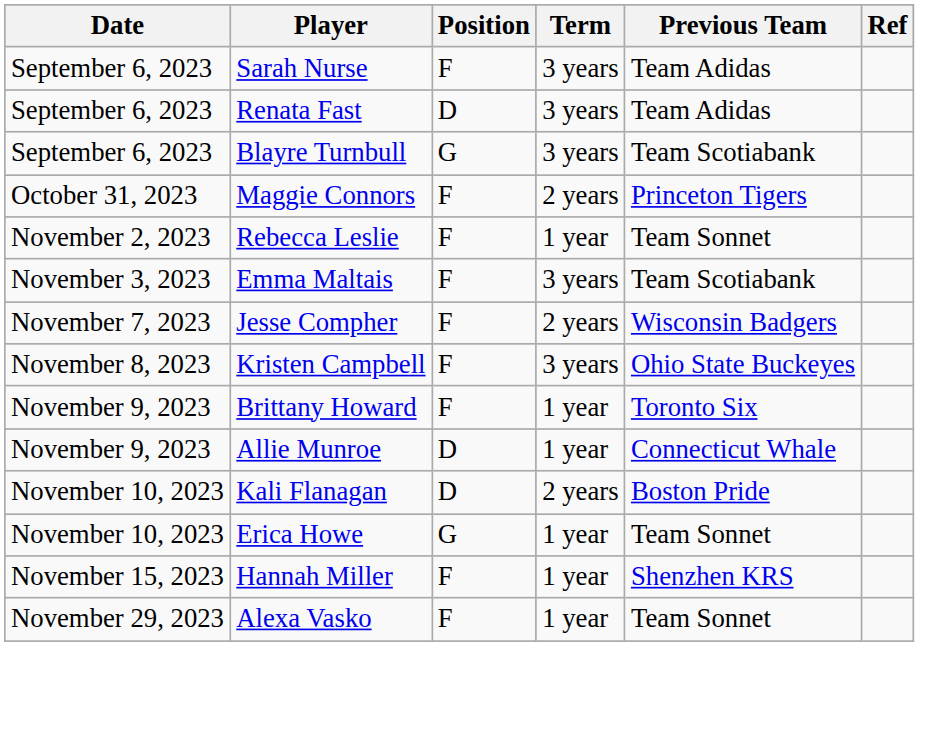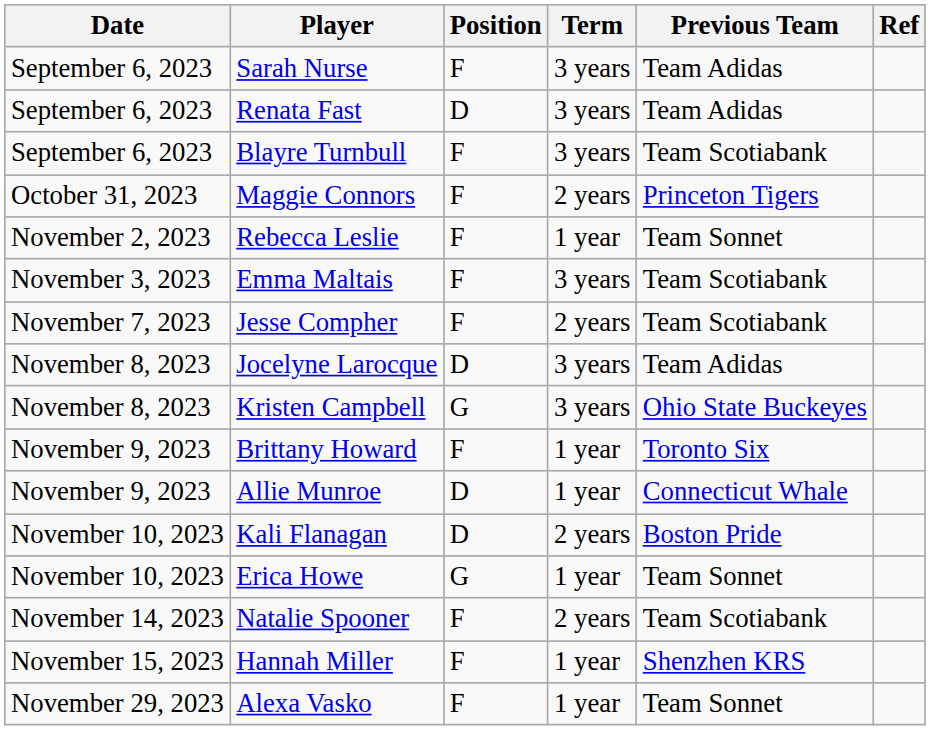(447, 152) G -> (457, 152) F
(734, 322) Wisconsin Badgers -> (735, 322) Team Scotiabank
+ row: (337, 364)
(445, 364) F -> (459, 407) G
+ row: (323, 618)
